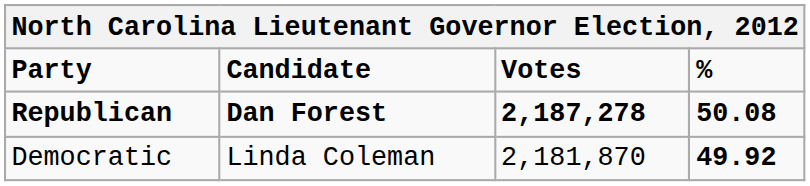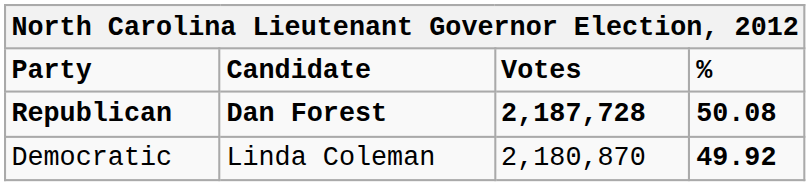(573, 114) 2,187,278 -> (573, 114) 2,187,728
(573, 158) 2,181,870 -> (573, 158) 2,180,870
